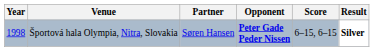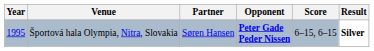(16, 33) 1998 -> (16, 33) 1995
